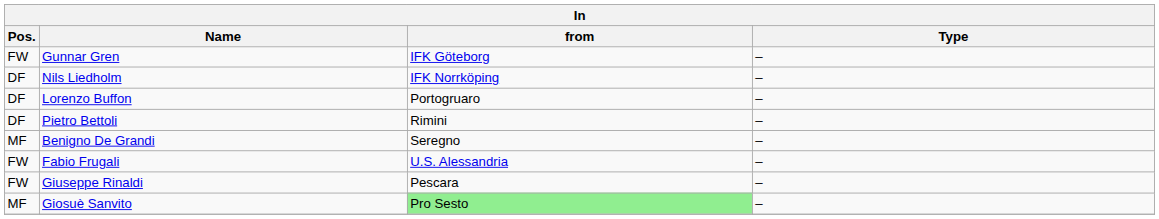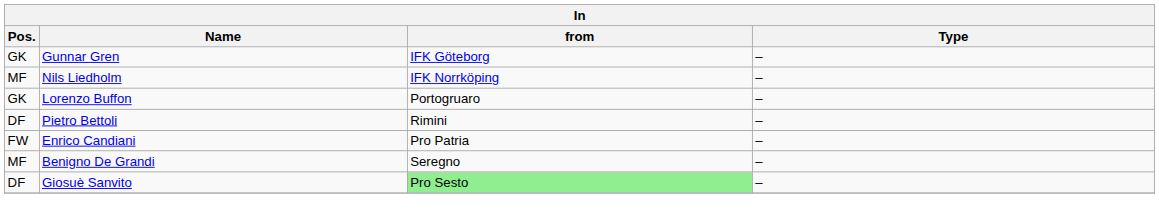(18, 57) FW -> (17, 57) GK
(16, 78) DF -> (17, 78) MF
(16, 99) DF -> (17, 99) GK
+ row: (89, 141)
- row: (81, 162)
- row: (92, 183)
(17, 204) MF -> (16, 183) DF
